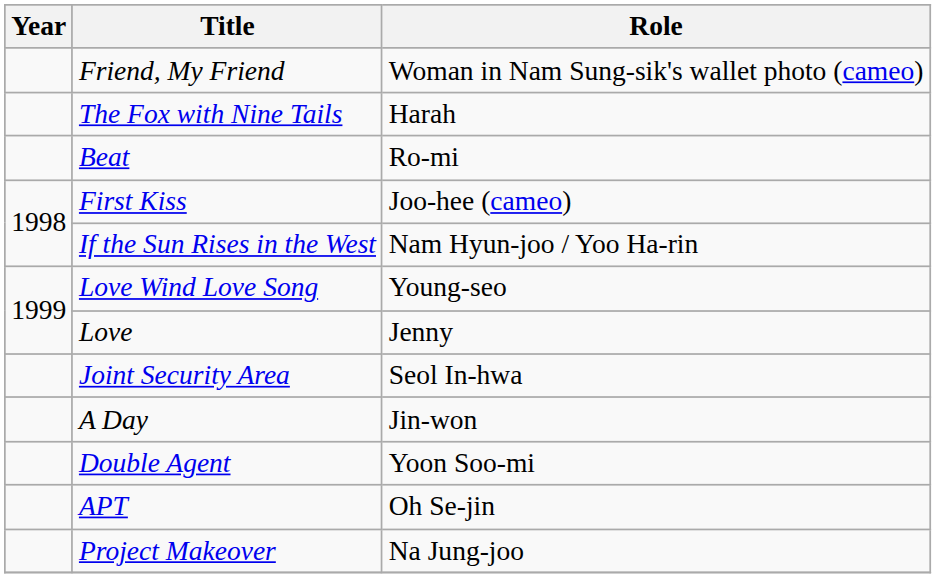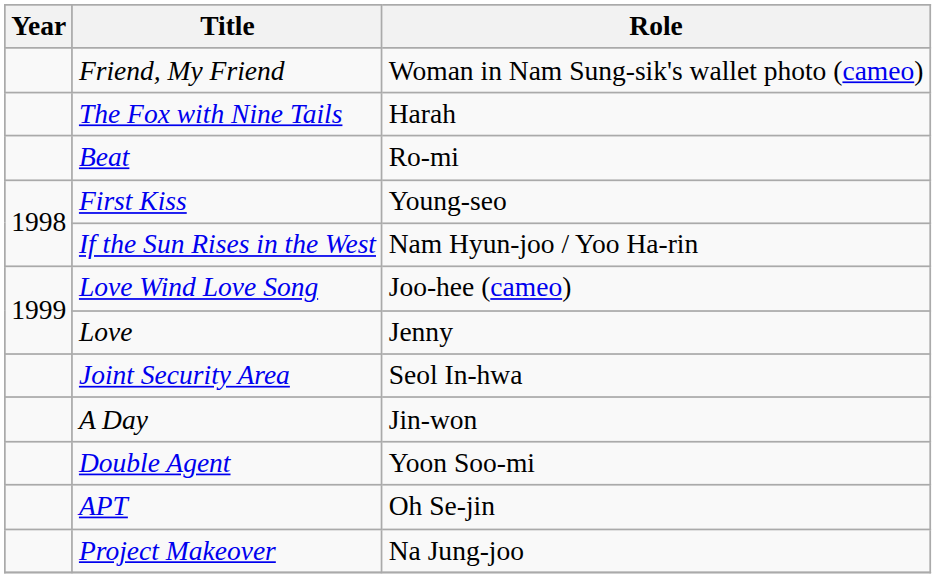(480, 200) Joo-hee (cameo) -> (448, 200) Young-seo
(448, 288) Young-seo -> (480, 288) Joo-hee (cameo)
